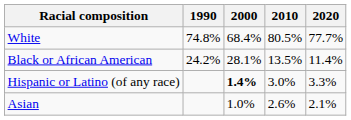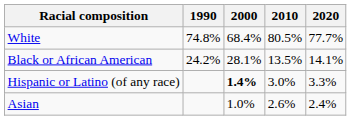(326, 60) 11.4% -> (326, 60) 14.1%
(322, 104) 2.1% -> (322, 104) 2.4%
